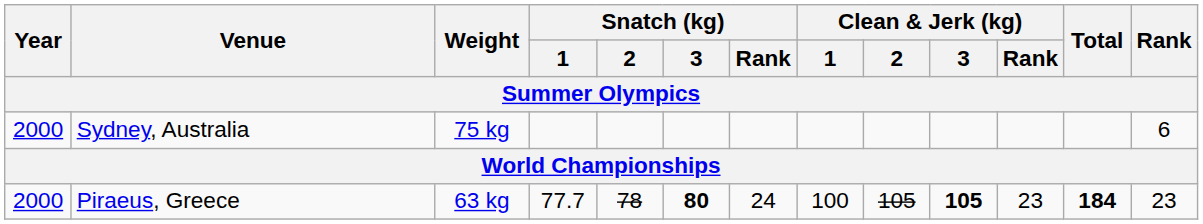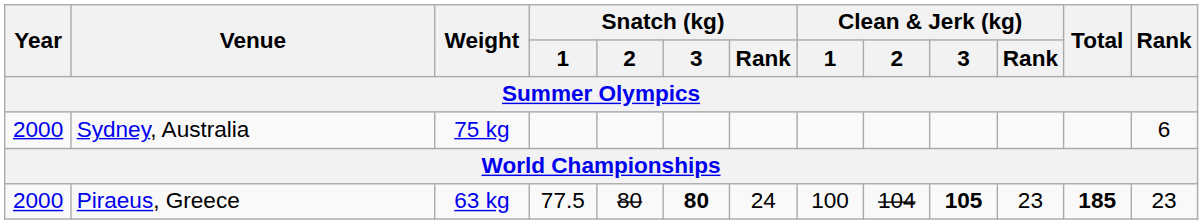(563, 201) 77.7 -> (563, 201) 77.5
(630, 201) 78 -> (630, 201) 80
(897, 201) 105 -> (897, 201) 104
(1097, 201) 184 -> (1097, 201) 185
